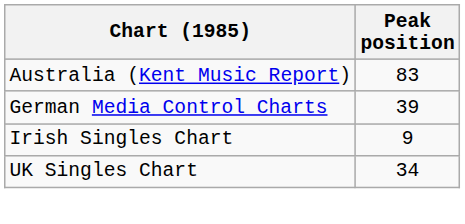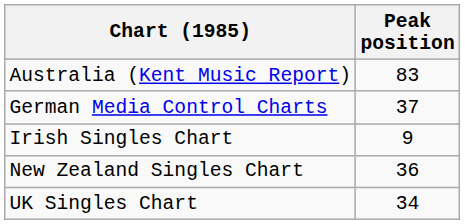(408, 107) 39 -> (408, 107) 37
+ row: (157, 171)
